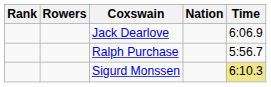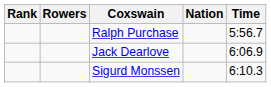rows swapped: (135, 52) <-> (131, 33)
(246, 71) khaki background -> (246, 71) no background
